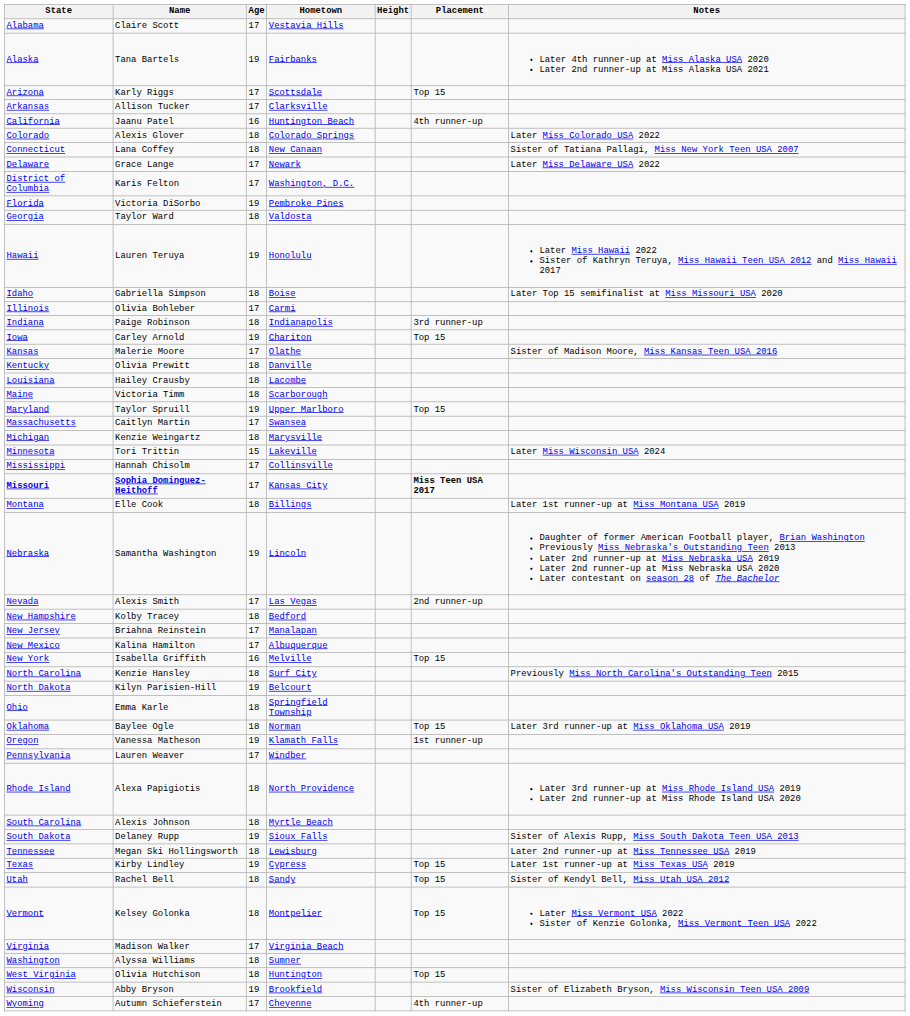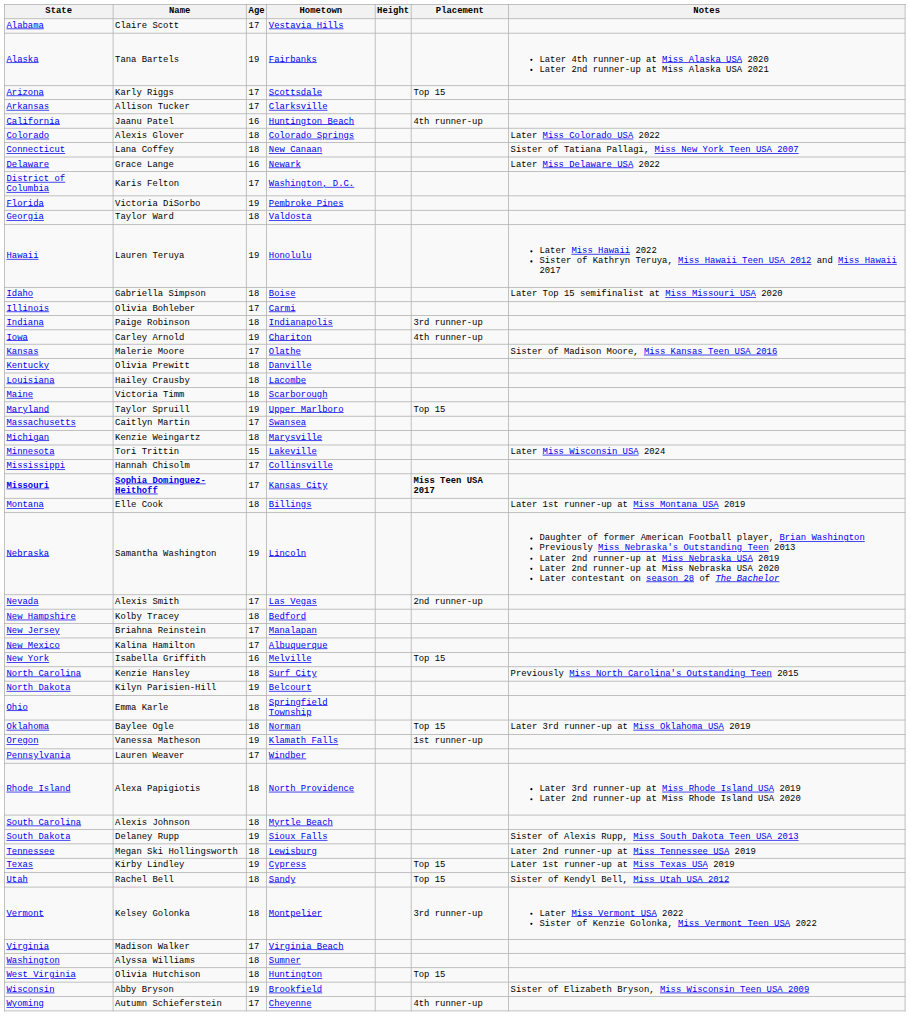(254, 165) 17 -> (254, 165) 16
(429, 338) Top 15 -> (448, 338) 4th runner-up
(429, 913) Top 15 -> (448, 913) 3rd runner-up
